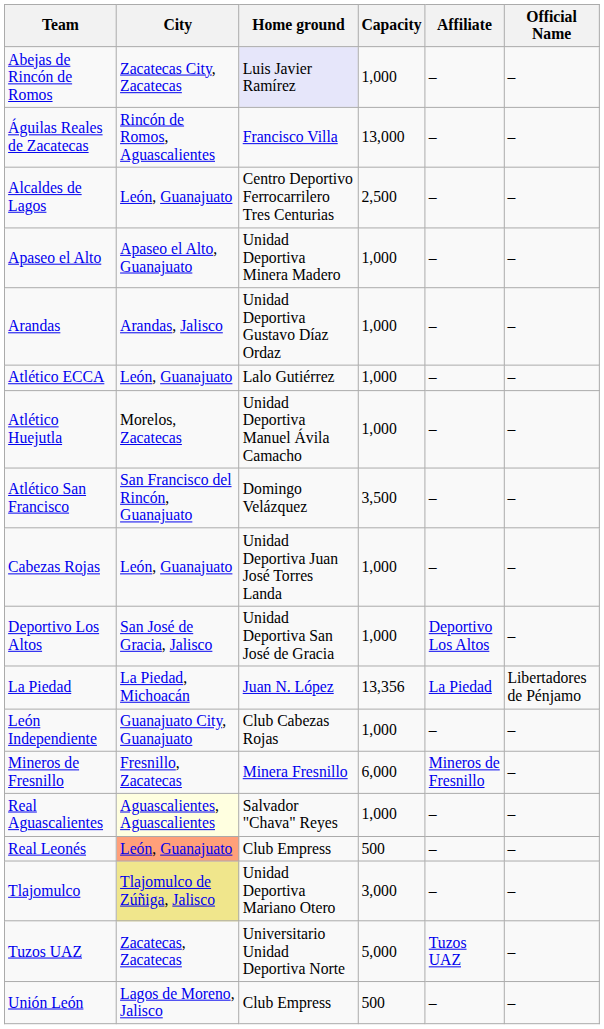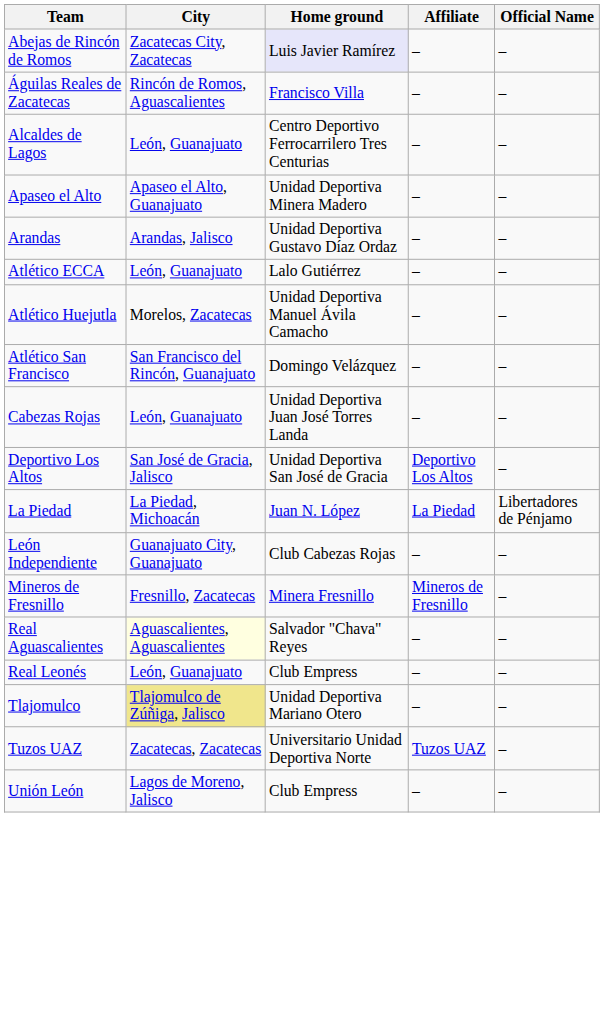- column: (391, 25)
(176, 848) lightsalmon background -> (186, 672) no background
